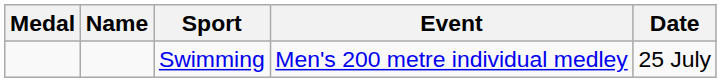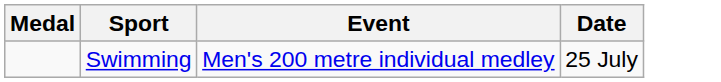- column: (117, 23)
